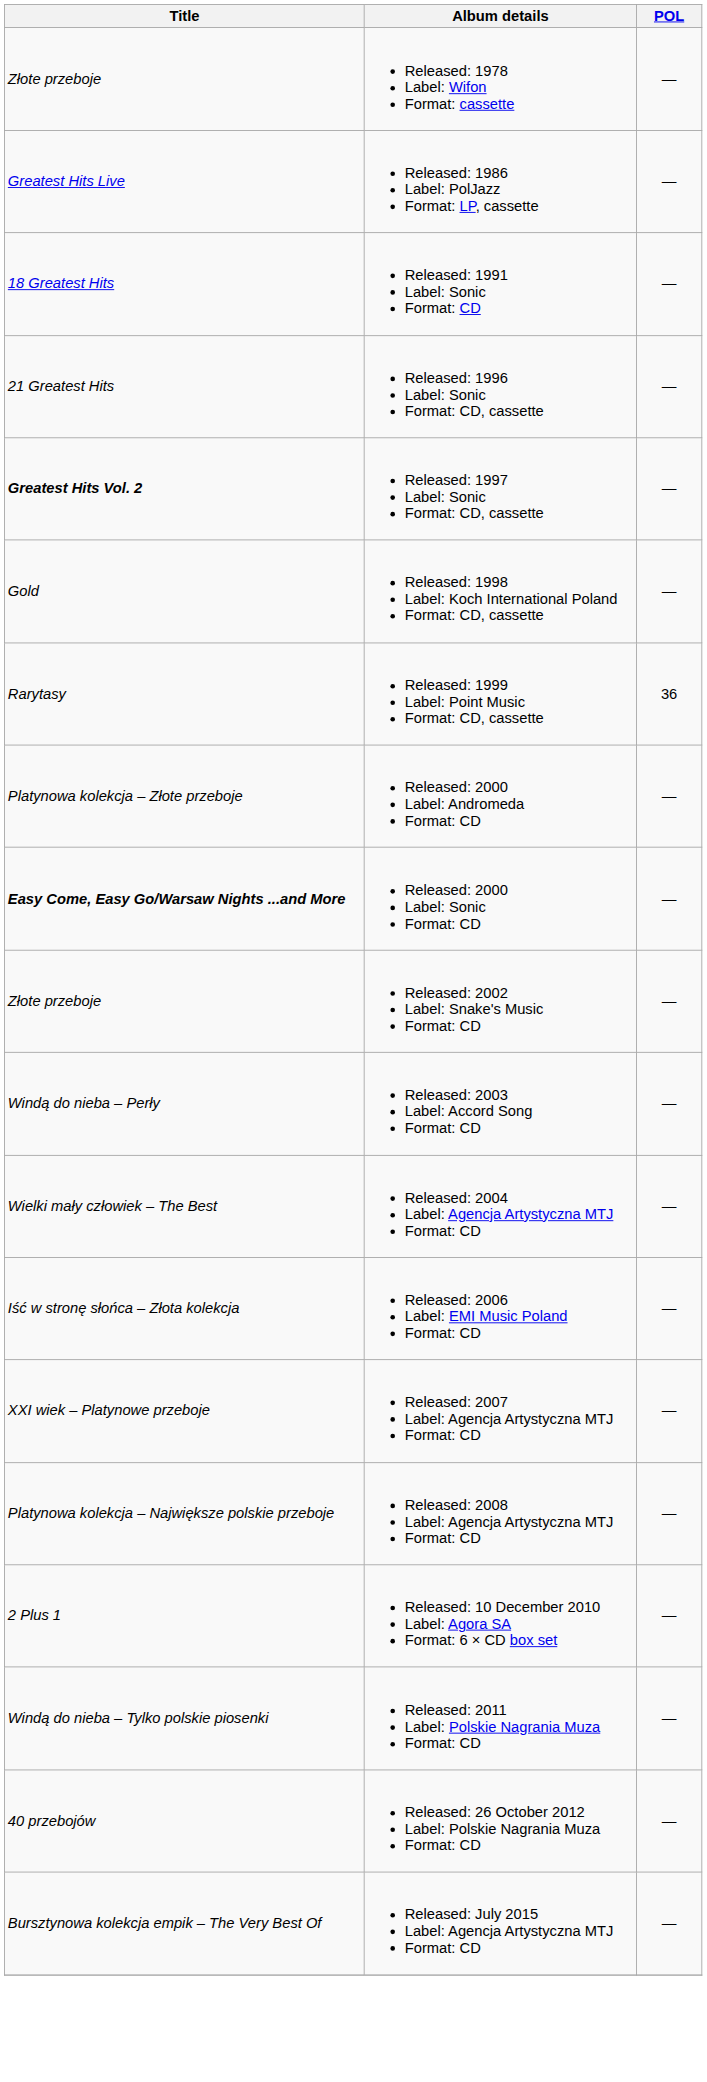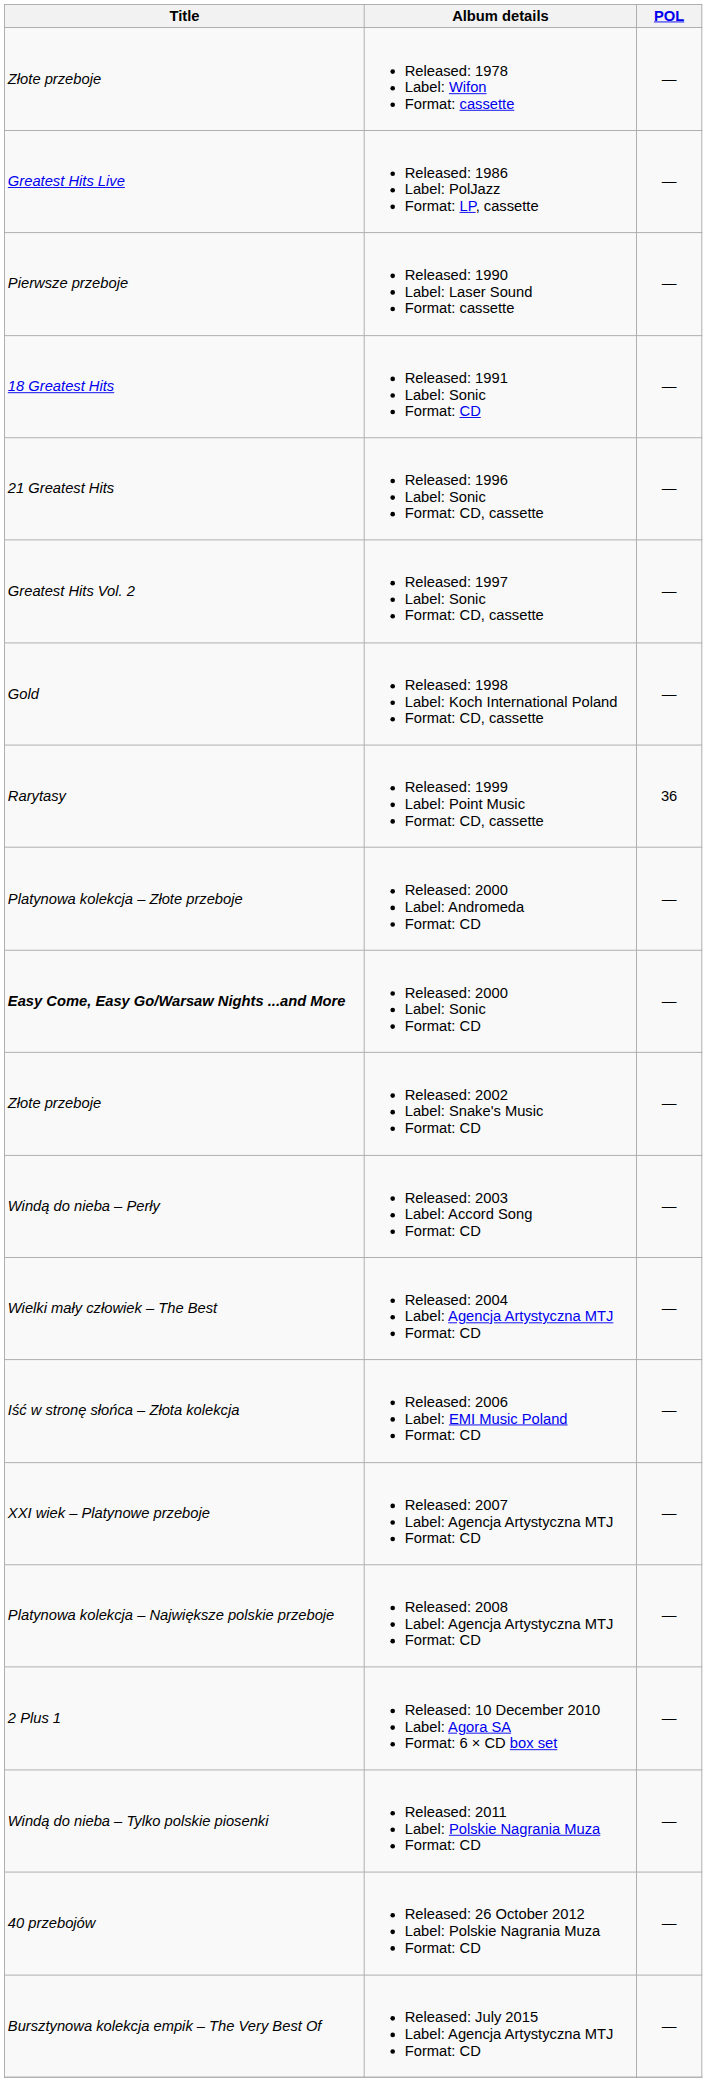+ row: (500, 292)
(75, 488) bold -> (71, 591) normal
